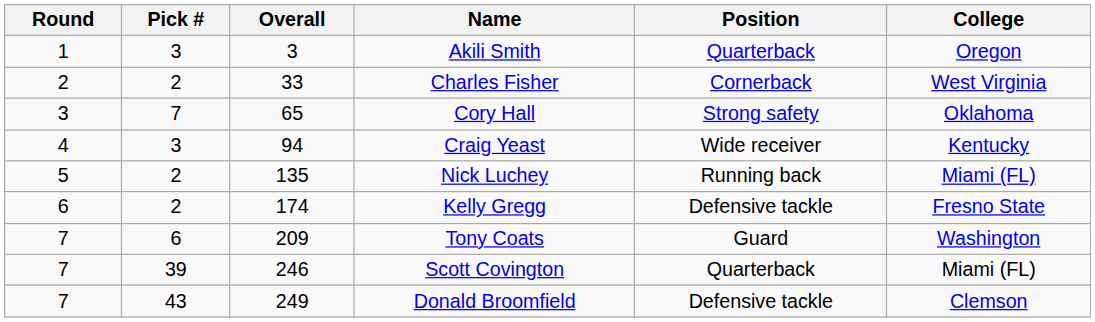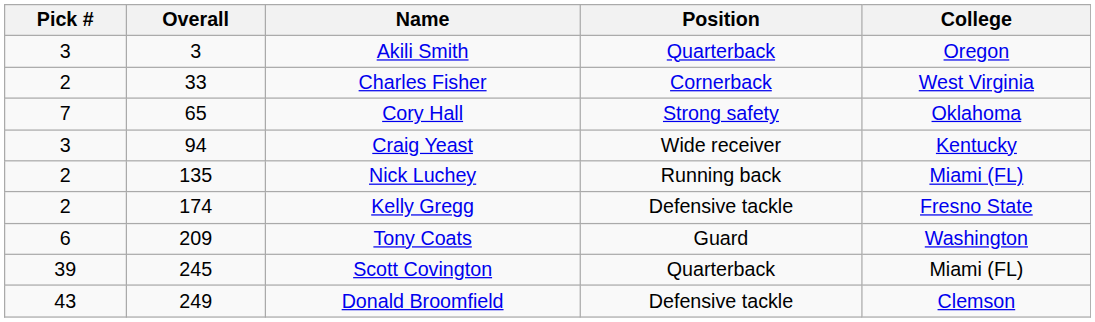- column: (63, 20)
(292, 269) 246 -> (196, 269) 245
